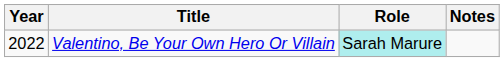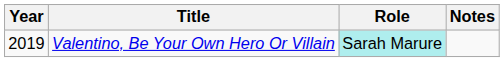(26, 43) 2022 -> (26, 43) 2019
